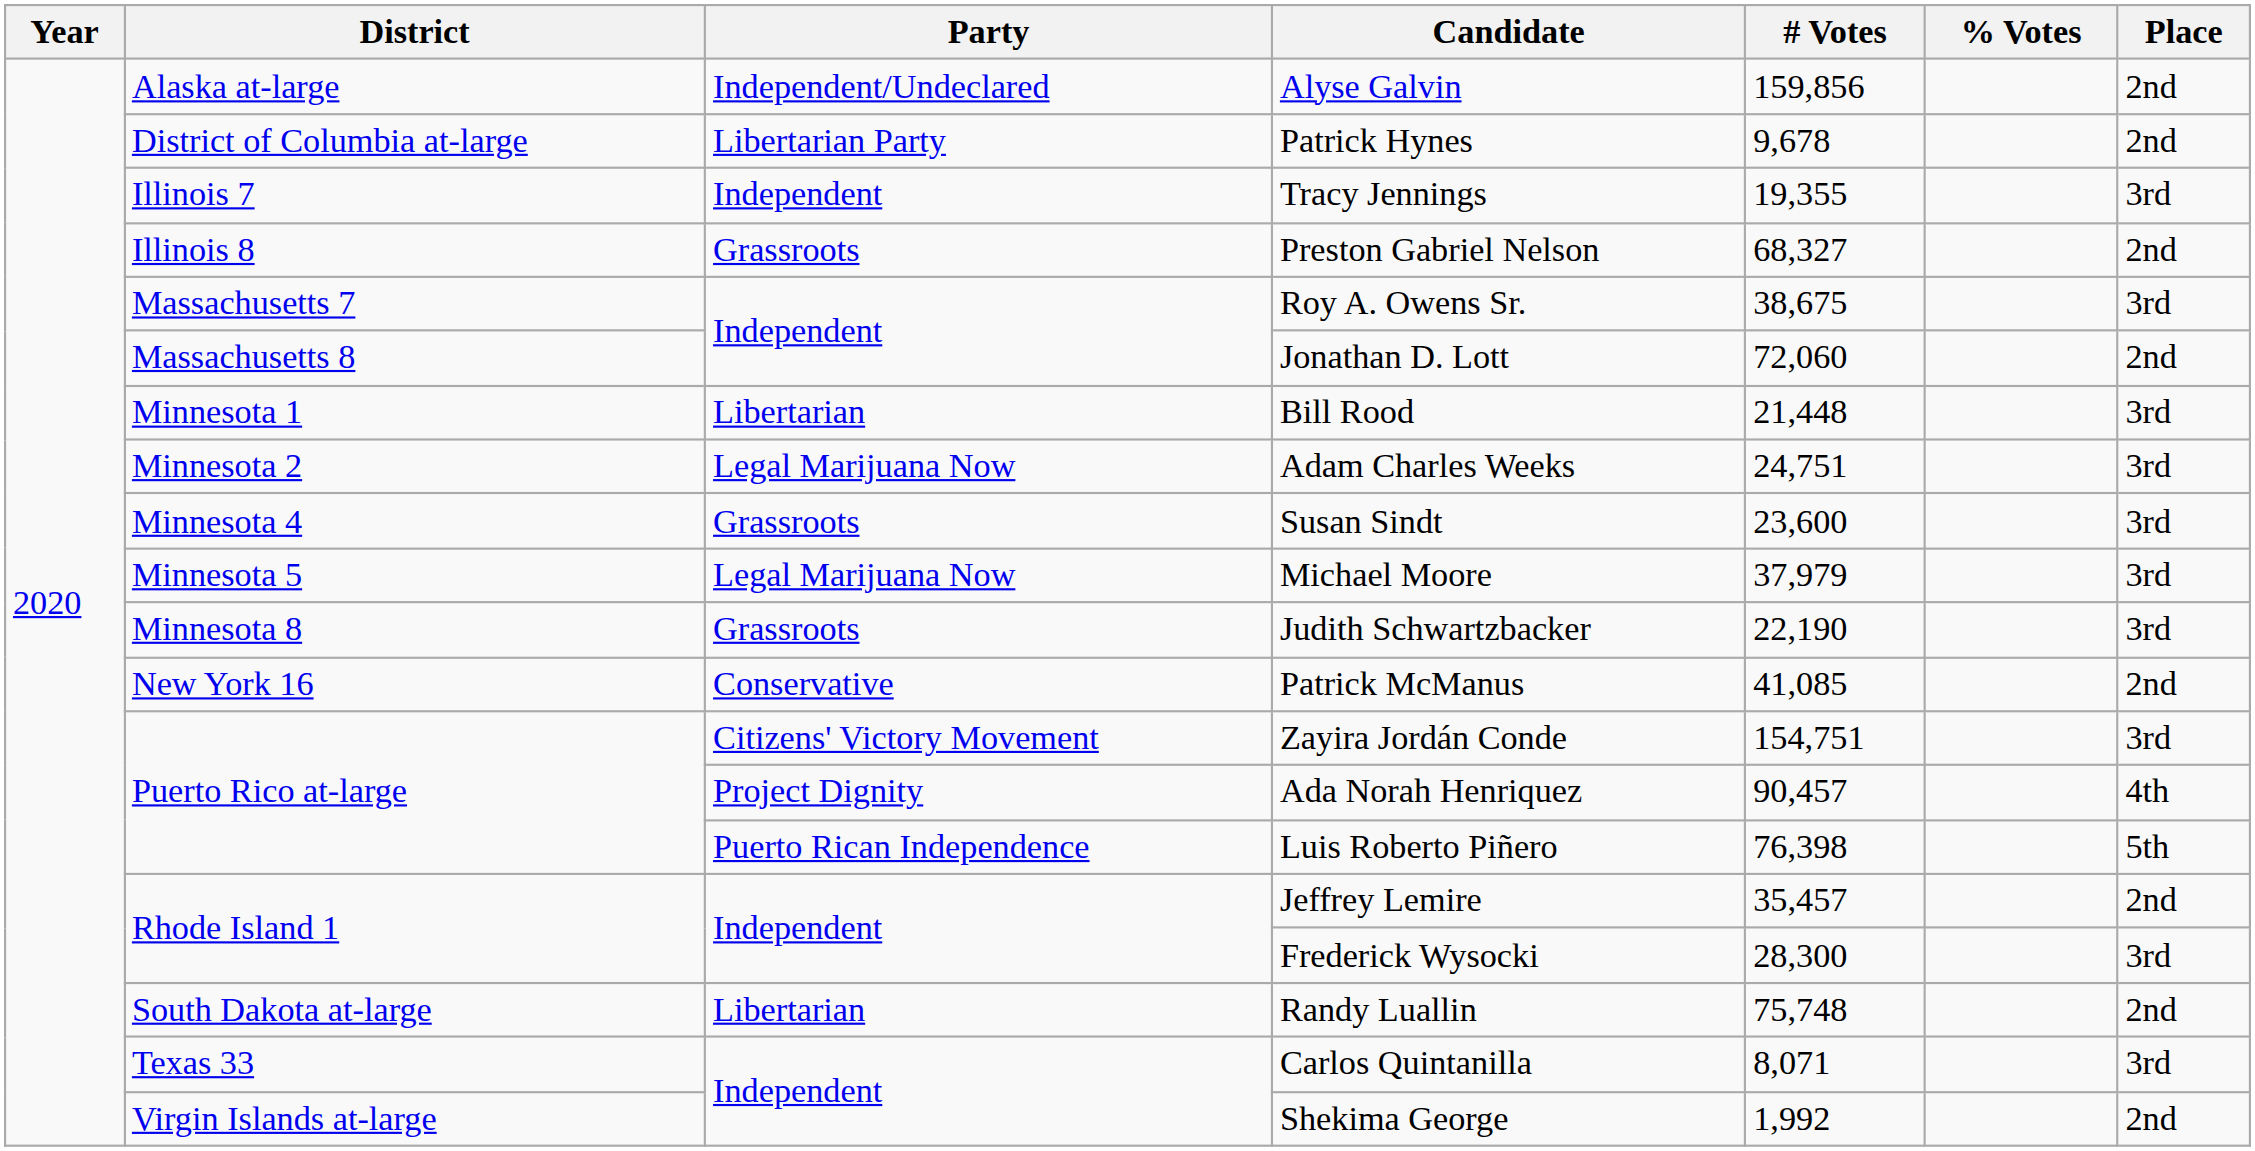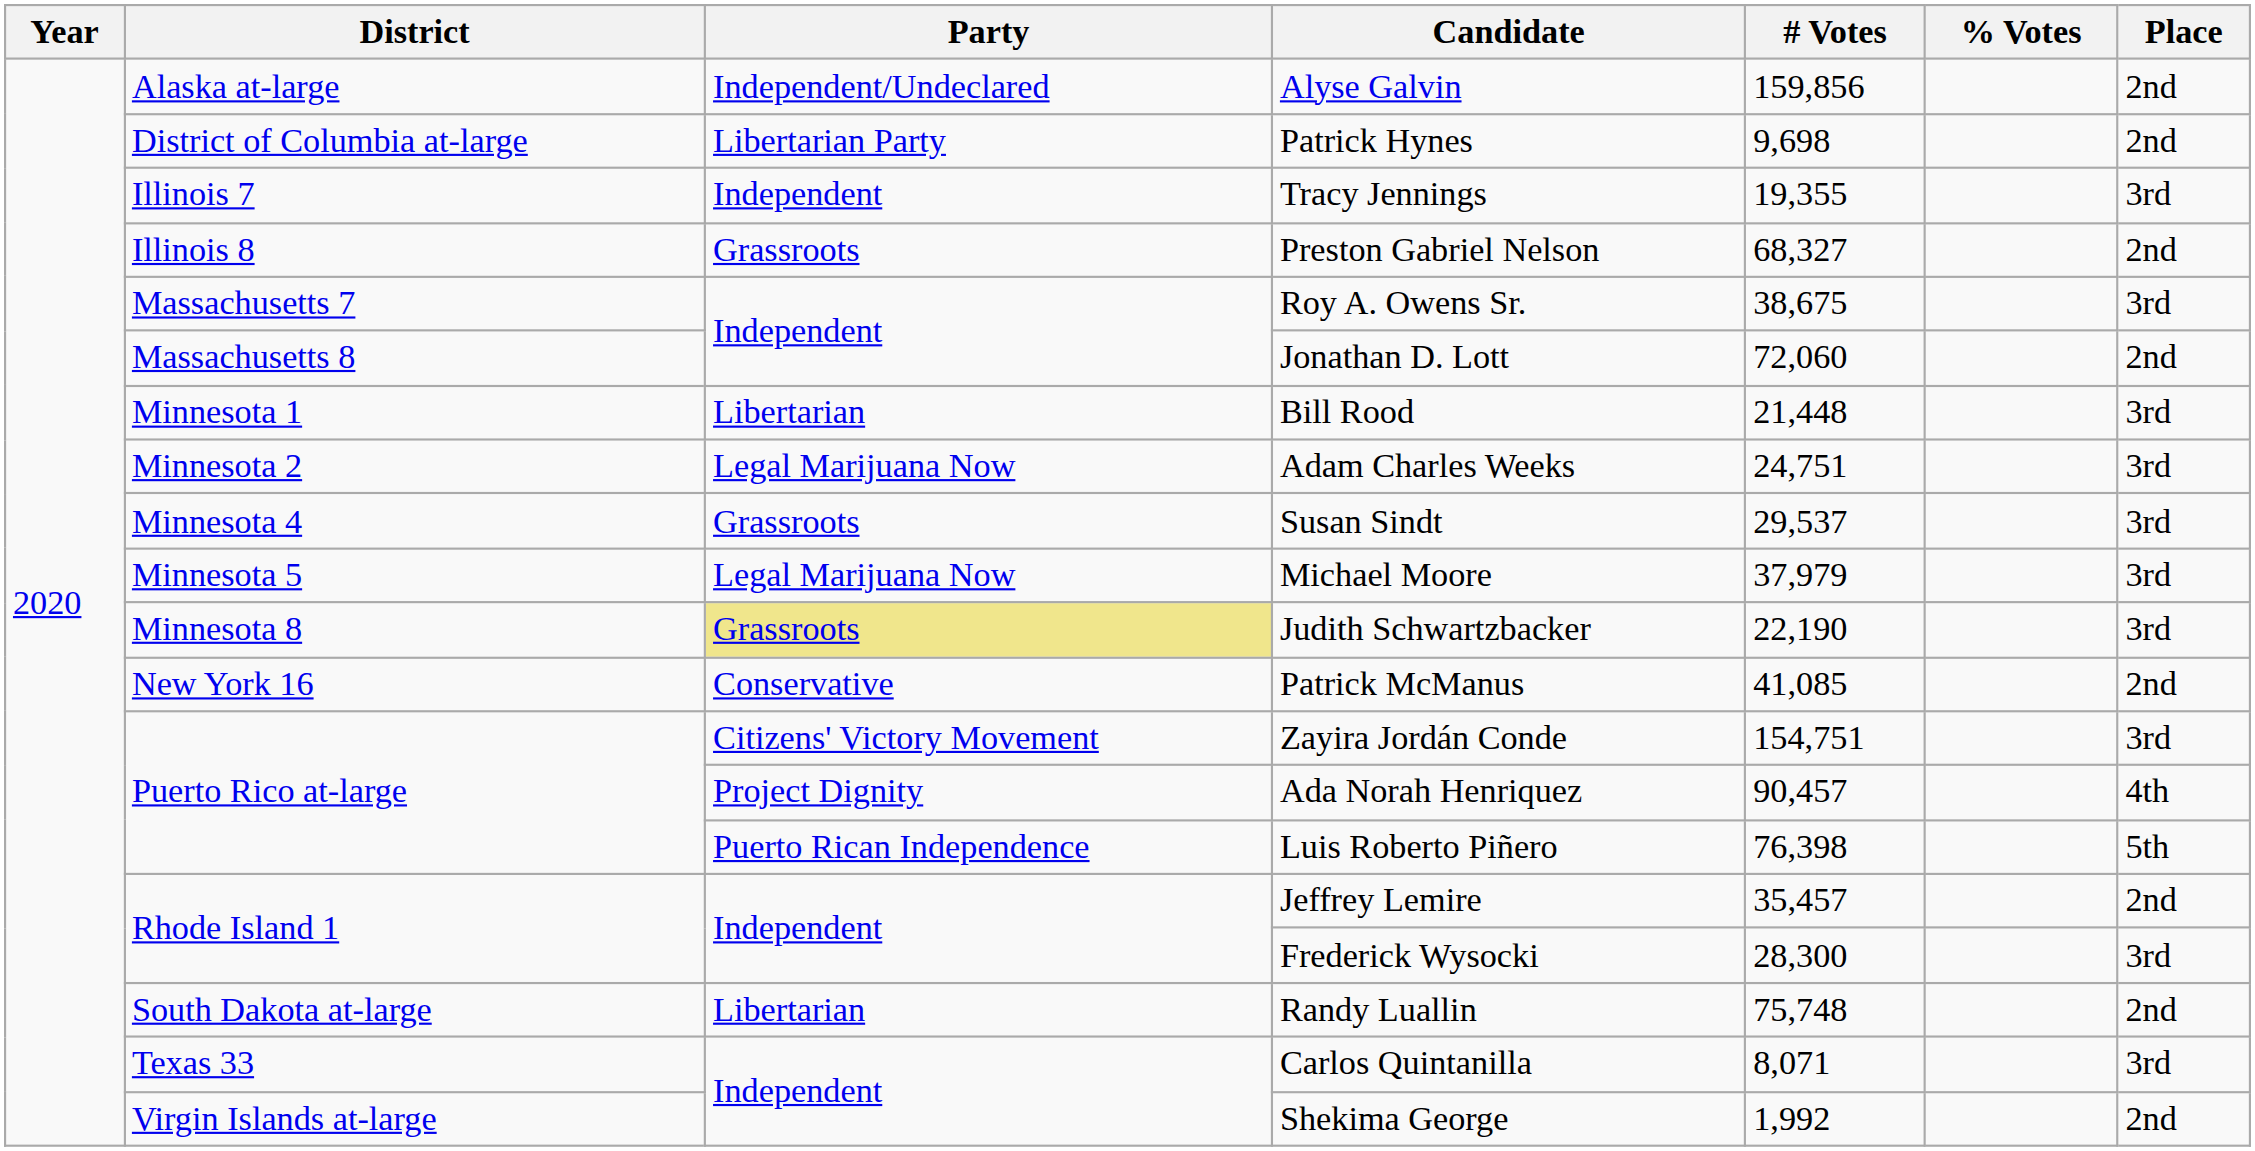(1792, 140) 9,678 -> (1792, 140) 9,698
(1800, 520) 23,600 -> (1800, 520) 29,537
(786, 628) no background -> (786, 628) khaki background
